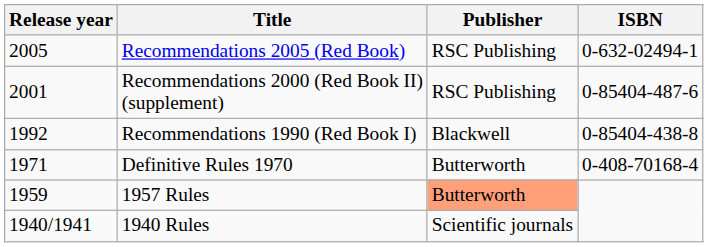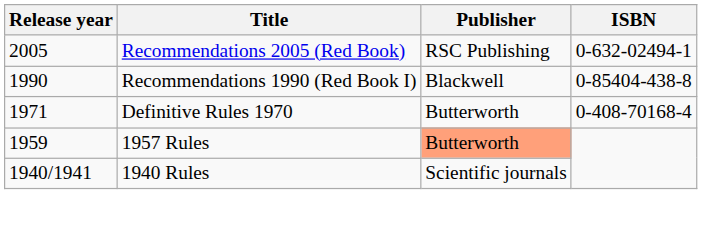- row: (272, 92)
(28, 133) 1992 -> (28, 81) 1990
